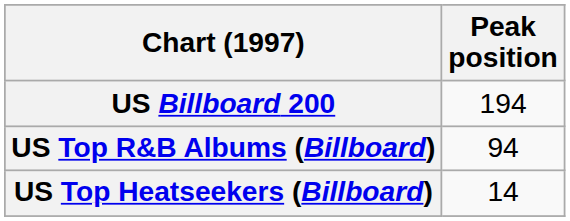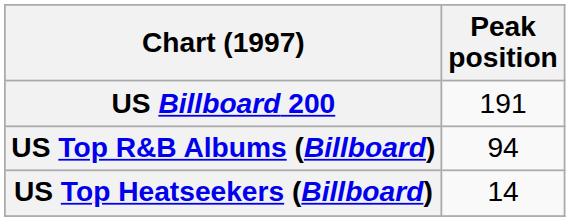(503, 103) 194 -> (503, 103) 191
